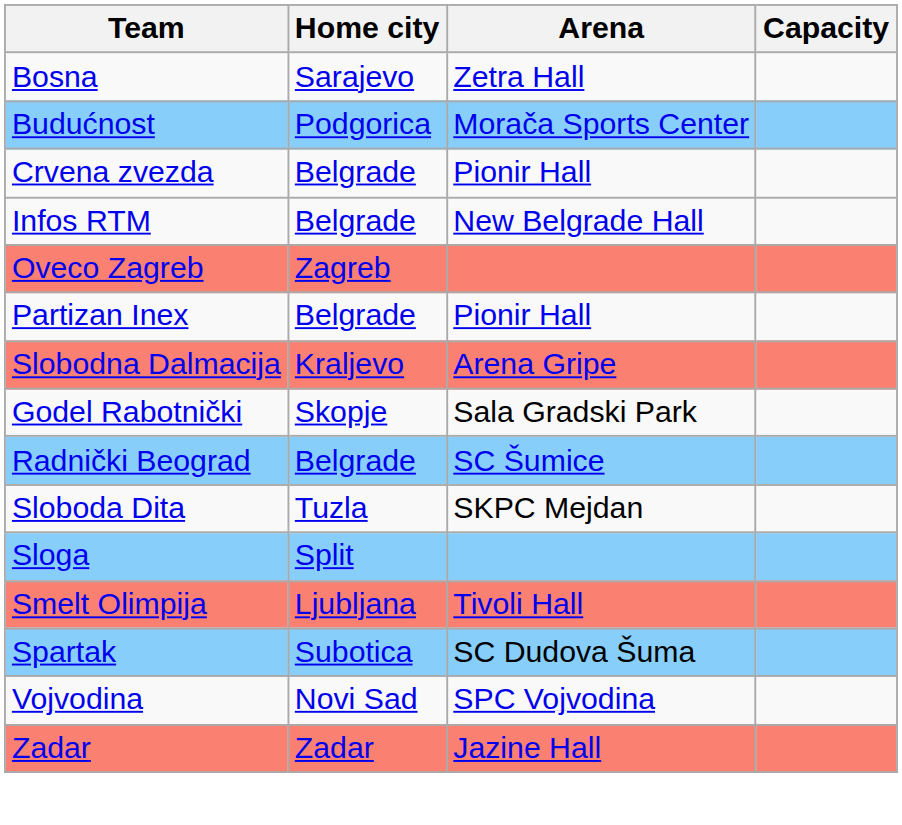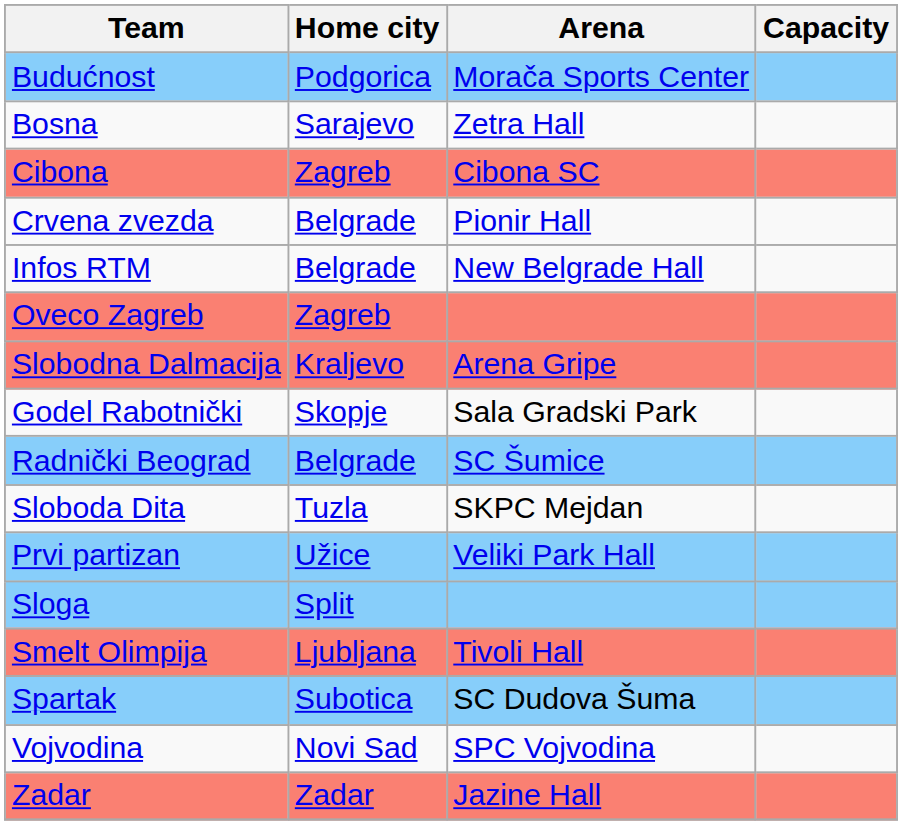rows swapped: (55, 76) <-> (83, 124)
+ row: (60, 172)
- row: (100, 316)
+ row: (96, 556)
